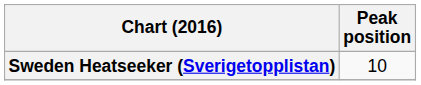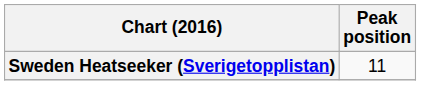(377, 65) 10 -> (377, 65) 11
